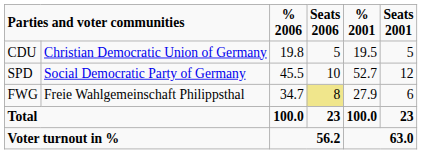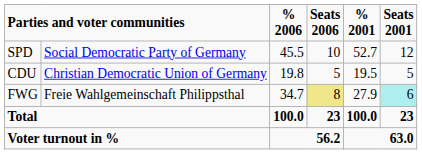rows swapped: (22, 52) <-> (20, 73)
(410, 95) no background -> (410, 95) paleturquoise background
